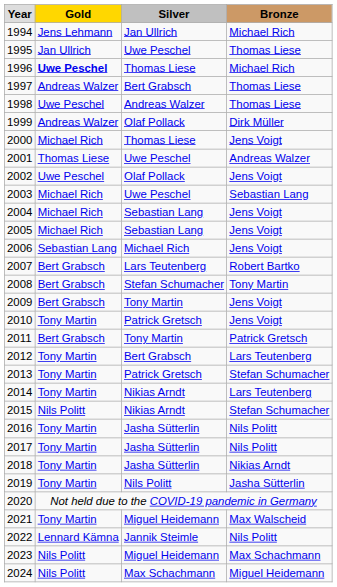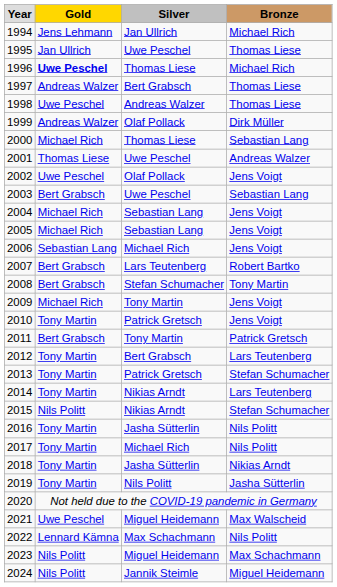(256, 140) Jens Voigt -> (269, 140) Sebastian Lang
(70, 194) Michael Rich -> (71, 194) Bert Grabsch
(71, 302) Bert Grabsch -> (70, 302) Michael Rich
(162, 447) Jasha Sütterlin -> (157, 447) Michael Rich
(67, 519) Tony Martin -> (71, 519) Uwe Peschel
(161, 537) Jannik Steimle -> (170, 537) Max Schachmann
(170, 573) Max Schachmann -> (161, 573) Jannik Steimle
